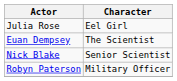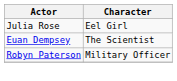- row: (33, 55)
